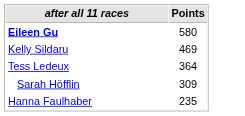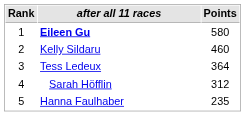+ column: (21, 14)
(188, 49) 469 -> (220, 49) 460
(188, 84) 309 -> (220, 84) 312
